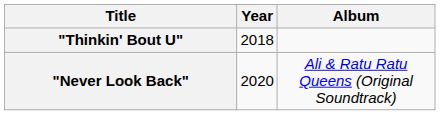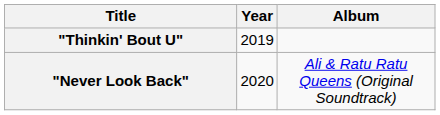(257, 40) 2018 -> (257, 40) 2019
